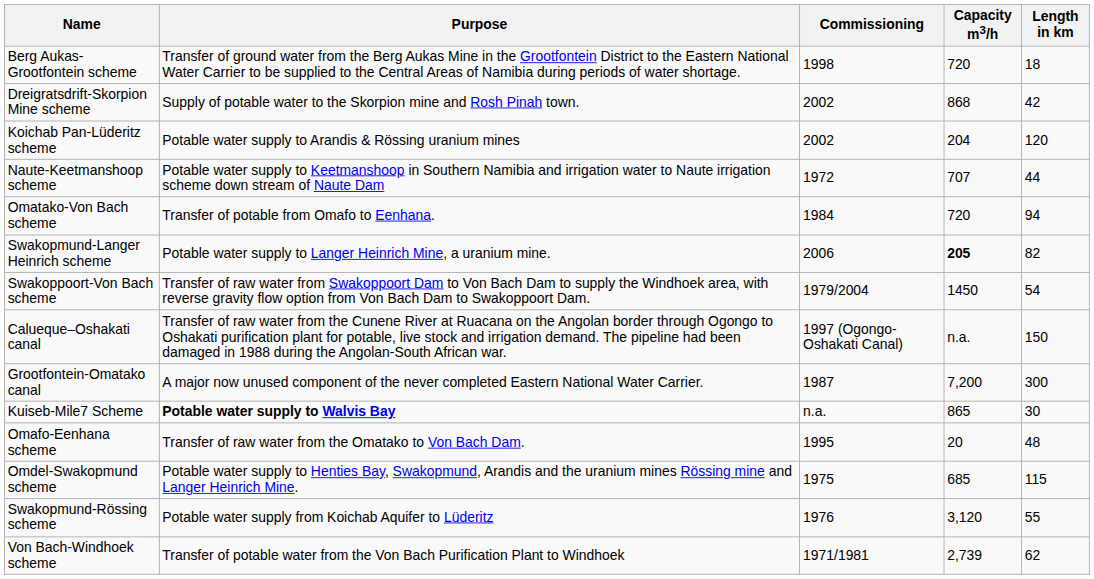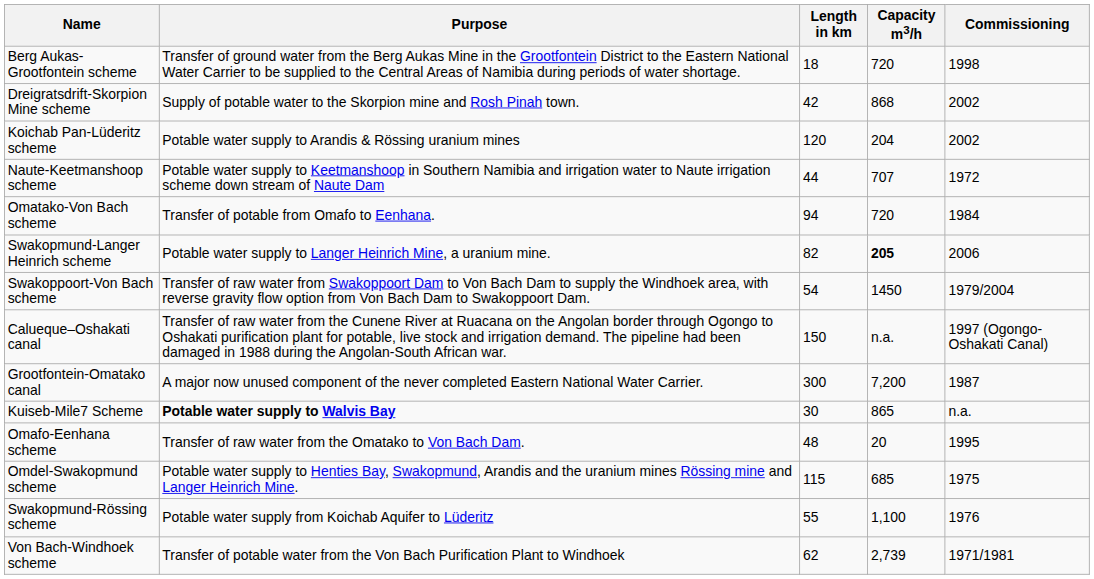columns swapped: (1055, 25) <-> (872, 25)
(965, 517) 3,120 -> (888, 517) 1,100
